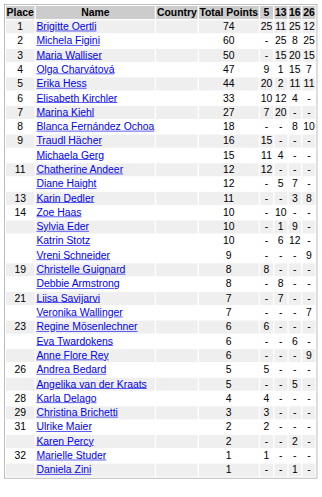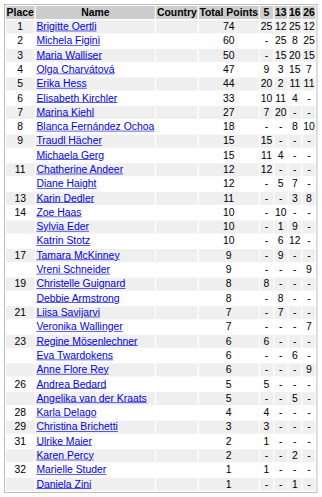(281, 26) 11 -> (281, 26) 12
(281, 69) 1 -> (281, 69) 3
(281, 98) 12 -> (281, 98) 11
(229, 141) 16 -> (229, 141) 15
+ row: (78, 255)
(267, 427) 2 -> (267, 441) 1
